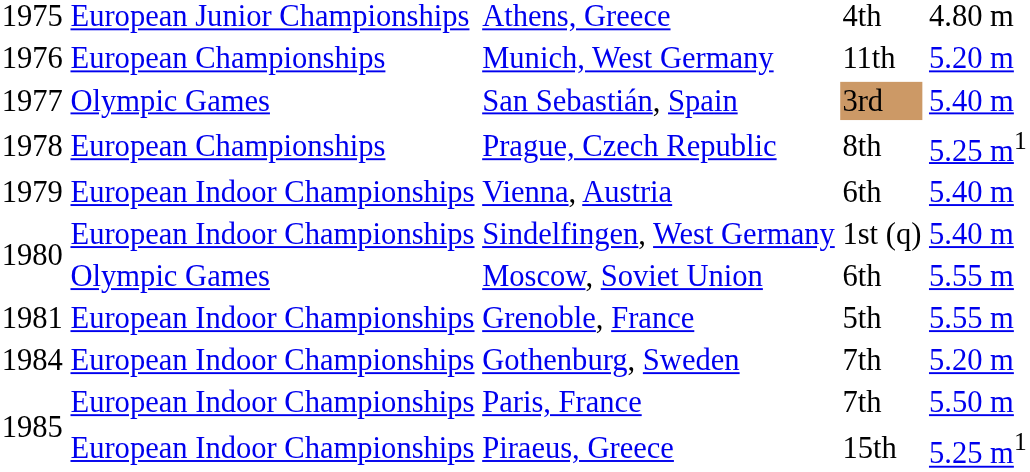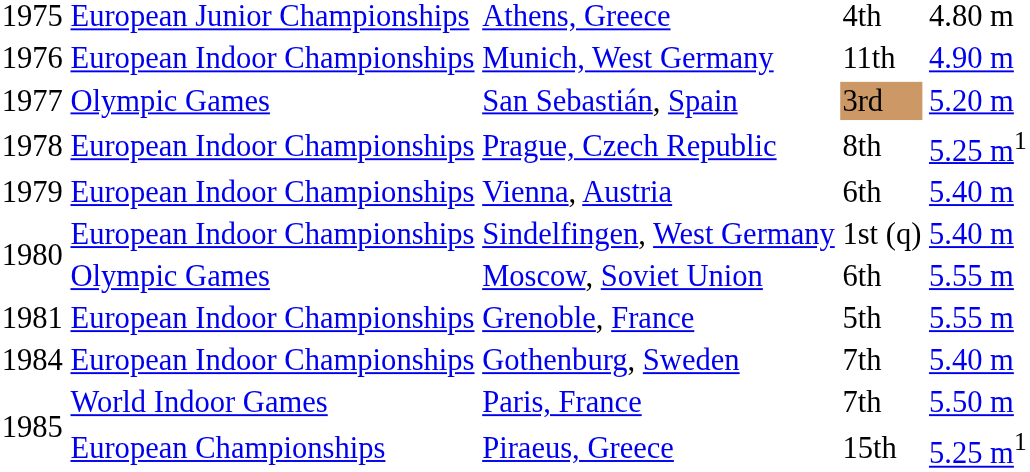(228, 58) European Championships -> (273, 58) European Indoor Championships
(971, 58) 5.20 m -> (971, 58) 4.90 m
(971, 100) 5.40 m -> (971, 100) 5.20 m
(228, 146) European Championships -> (273, 146) European Indoor Championships
(971, 360) 5.20 m -> (971, 360) 5.40 m
(273, 402) European Indoor Championships -> (199, 402) World Indoor Games
(273, 449) European Indoor Championships -> (228, 449) European Championships
